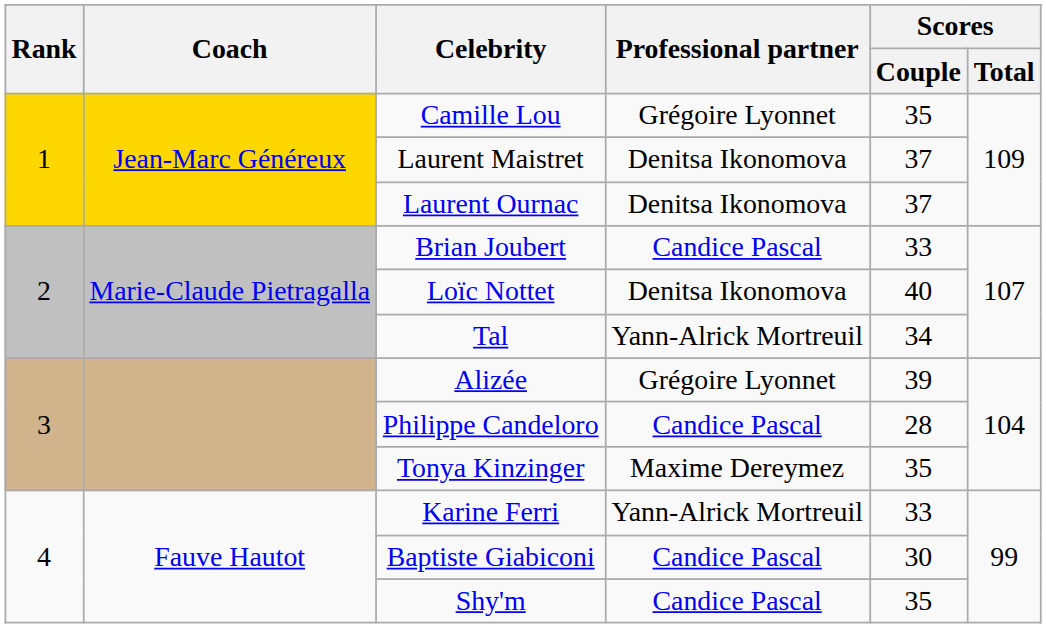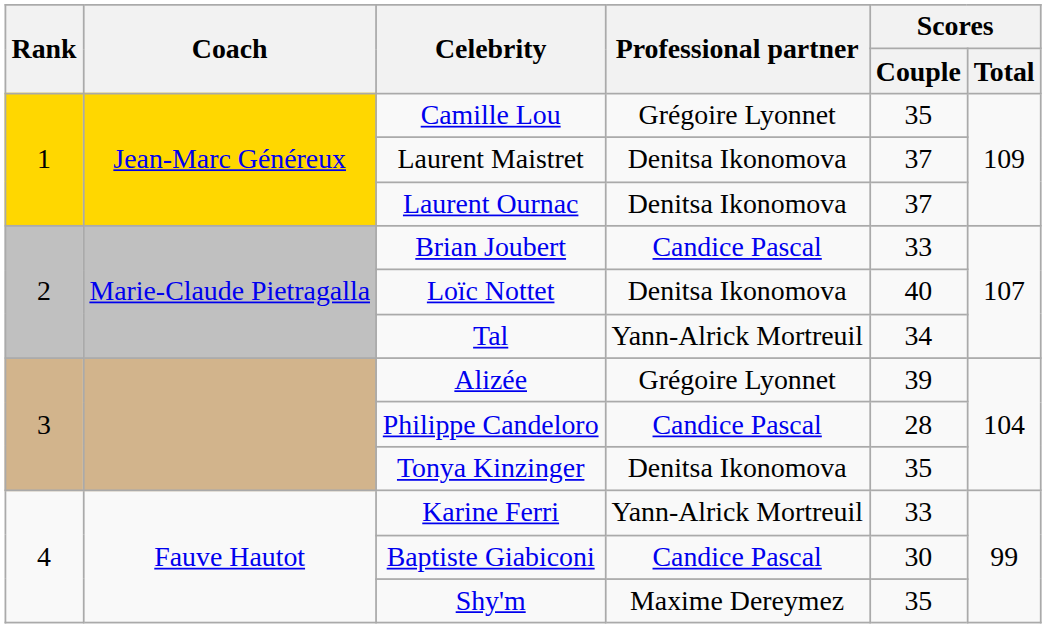(737, 468) Maxime Dereymez -> (737, 468) Denitsa Ikonomova
(737, 600) Candice Pascal -> (737, 600) Maxime Dereymez
